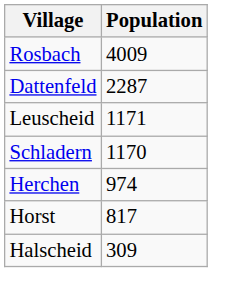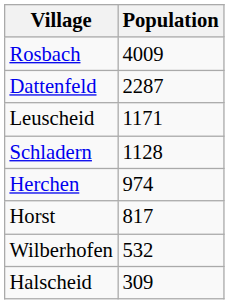(126, 151) 1170 -> (143, 151) 1128
+ row: (61, 250)
